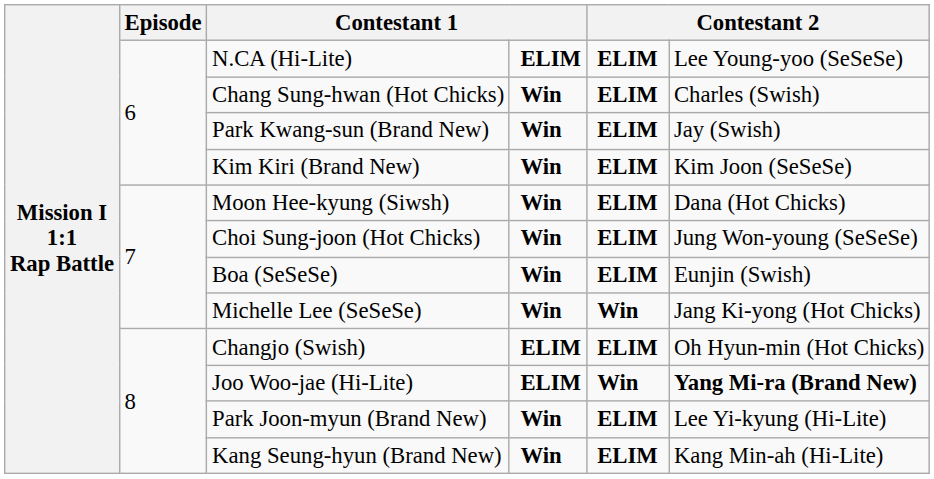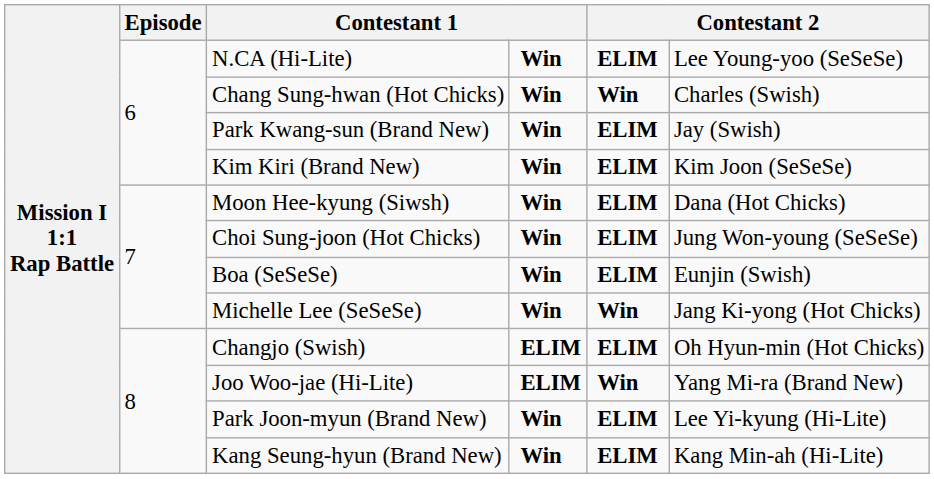(548, 58) ELIM -> (541, 58) Win
(627, 94) ELIM -> (618, 94) Win
(795, 382) bold -> (789, 382) normal
